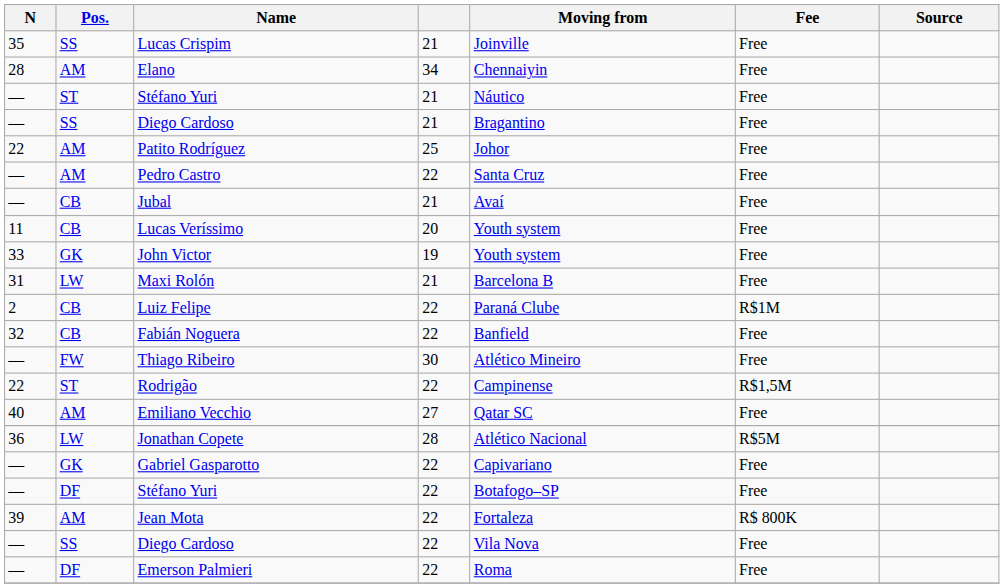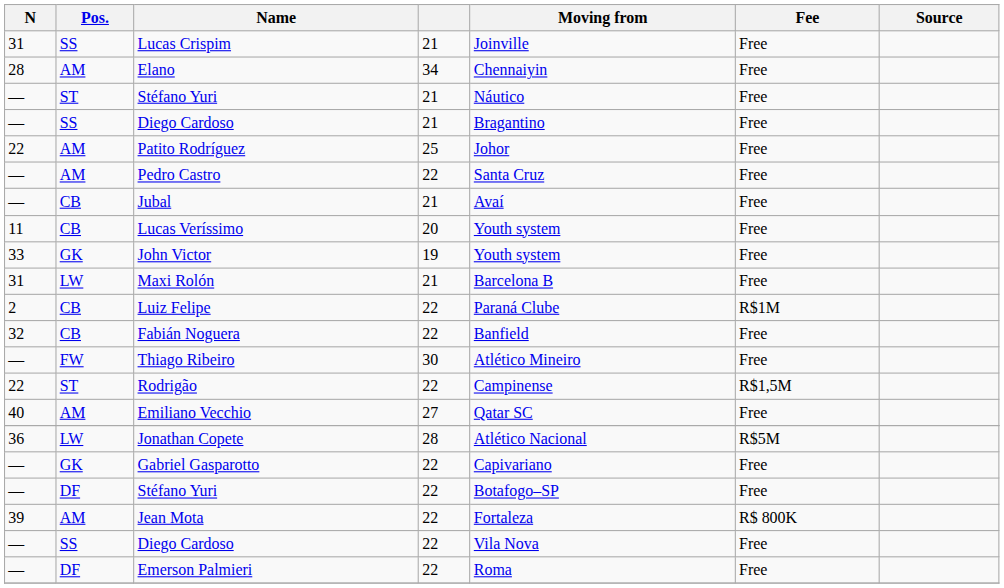(16, 44) 35 -> (16, 44) 31
